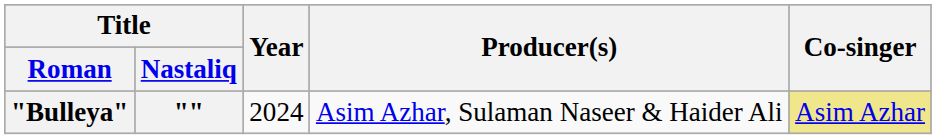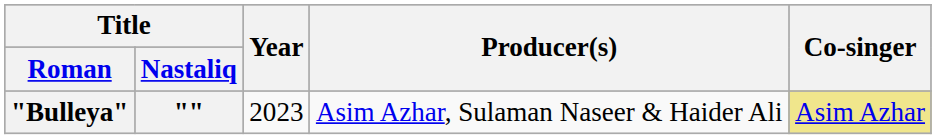(276, 111) 2024 -> (276, 111) 2023
